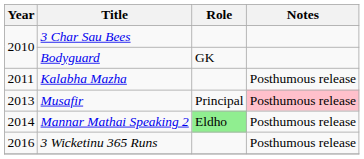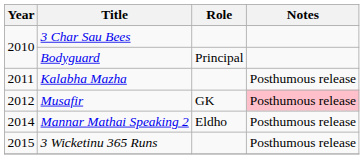(205, 57) GK -> (219, 57) Principal
(21, 100) 2013 -> (21, 100) 2012
(219, 100) Principal -> (205, 100) GK
(211, 121) lightgreen background -> (211, 121) no background
(21, 143) 2016 -> (21, 143) 2015
